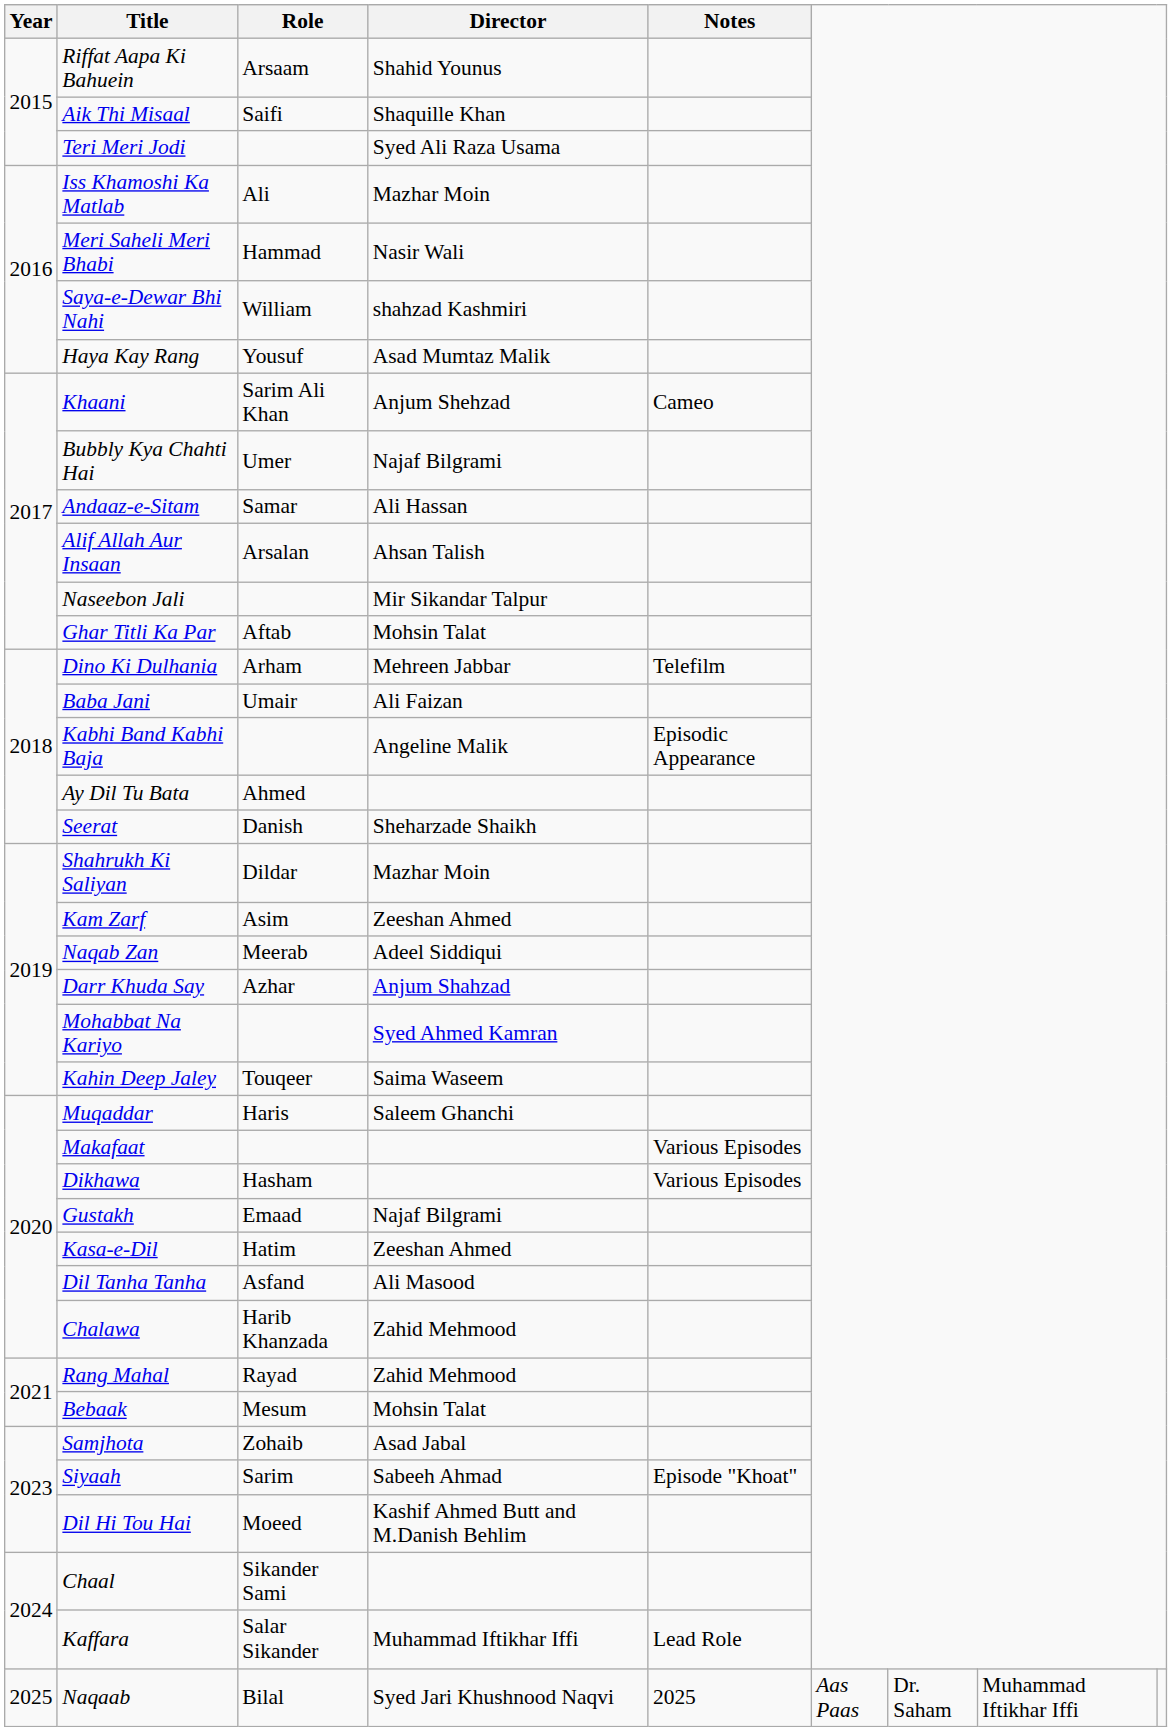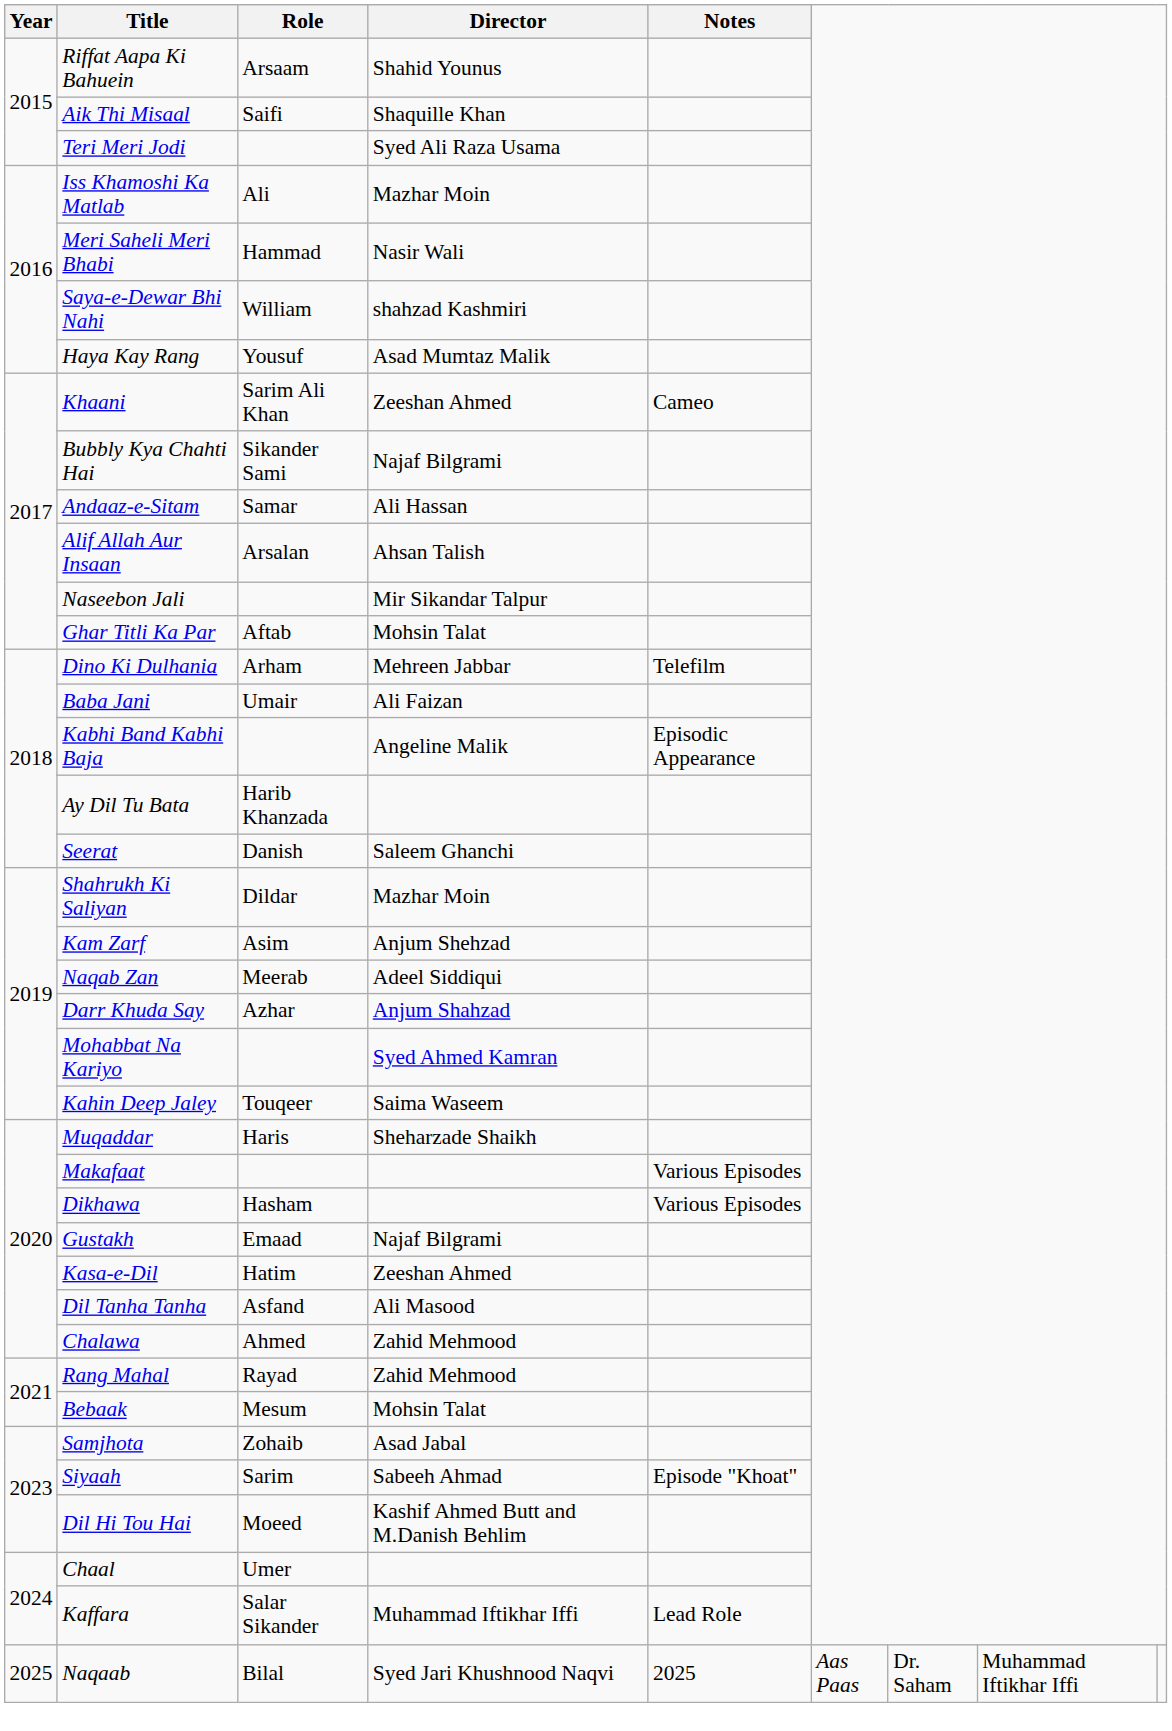(442, 402) Anjum Shehzad -> (442, 402) Zeeshan Ahmed
(267, 460) Umer -> (280, 460) Sikander Sami
(274, 792) Ahmed -> (285, 804) Harib Khanzada
(455, 826) Sheharzade Shaikh -> (443, 850) Saleem Ghanchi
(442, 918) Zeeshan Ahmed -> (442, 942) Anjum Shehzad
(443, 1112) Saleem Ghanchi -> (455, 1136) Sheharzade Shaikh
(285, 1328) Harib Khanzada -> (274, 1340) Ahmed
(280, 1581) Sikander Sami -> (267, 1569) Umer
